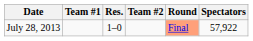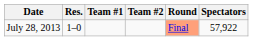columns swapped: (83, 12) <-> (114, 12)
